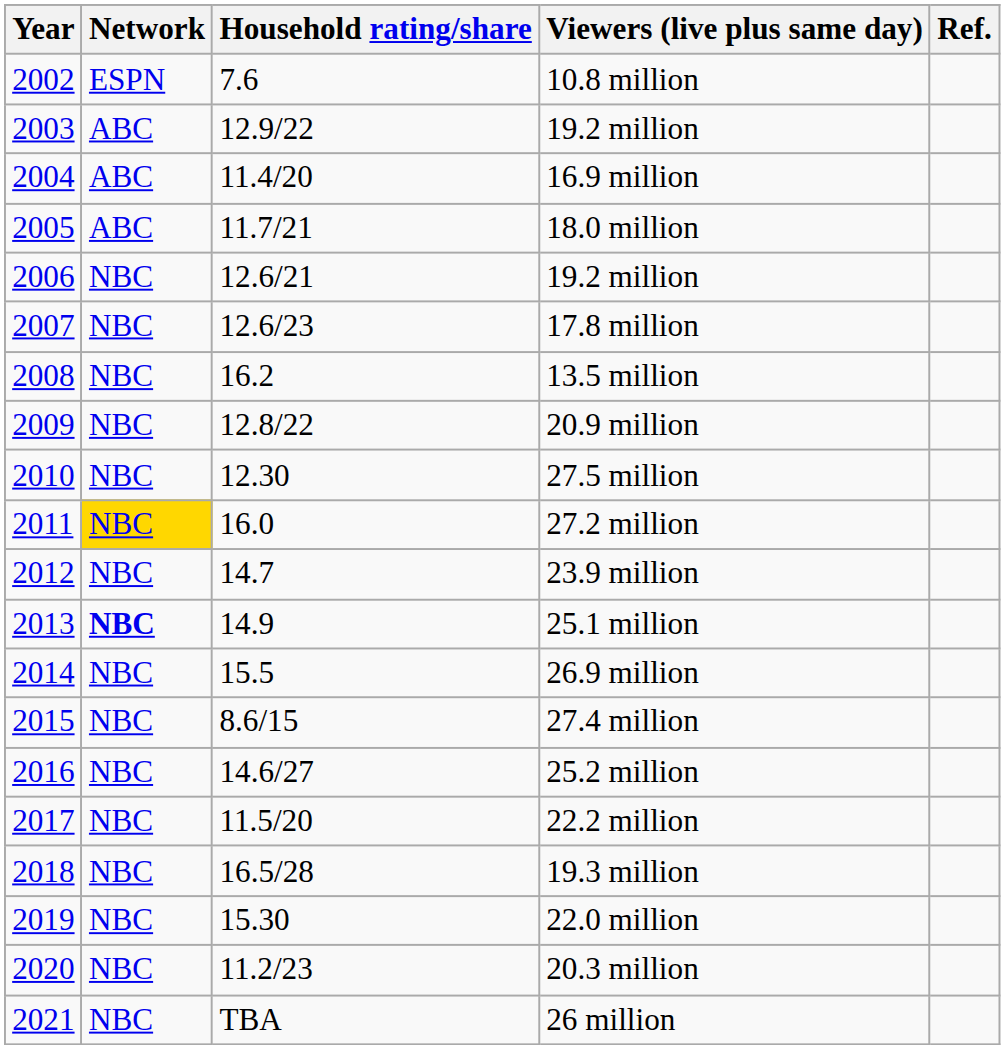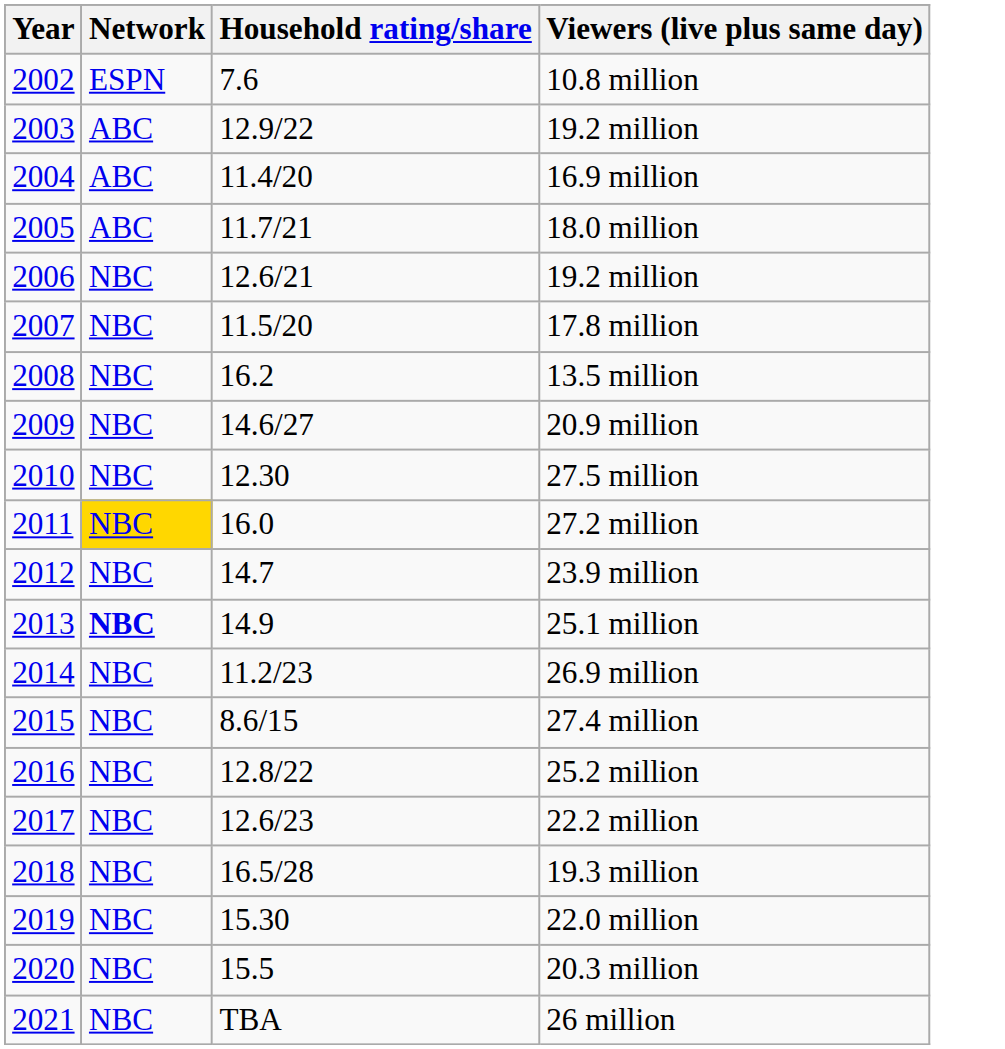- column: (965, 29)
(267, 326) 12.6/23 -> (266, 326) 11.5/20
(267, 425) 12.8/22 -> (267, 425) 14.6/27
(247, 672) 15.5 -> (266, 672) 11.2/23
(267, 771) 14.6/27 -> (267, 771) 12.8/22
(266, 820) 11.5/20 -> (267, 820) 12.6/23
(266, 969) 11.2/23 -> (247, 969) 15.5
